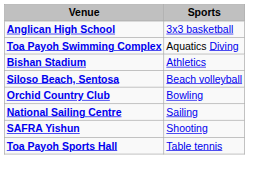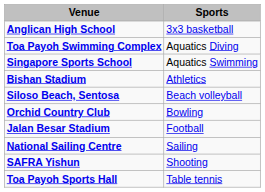+ row: (69, 63)
+ row: (58, 129)
